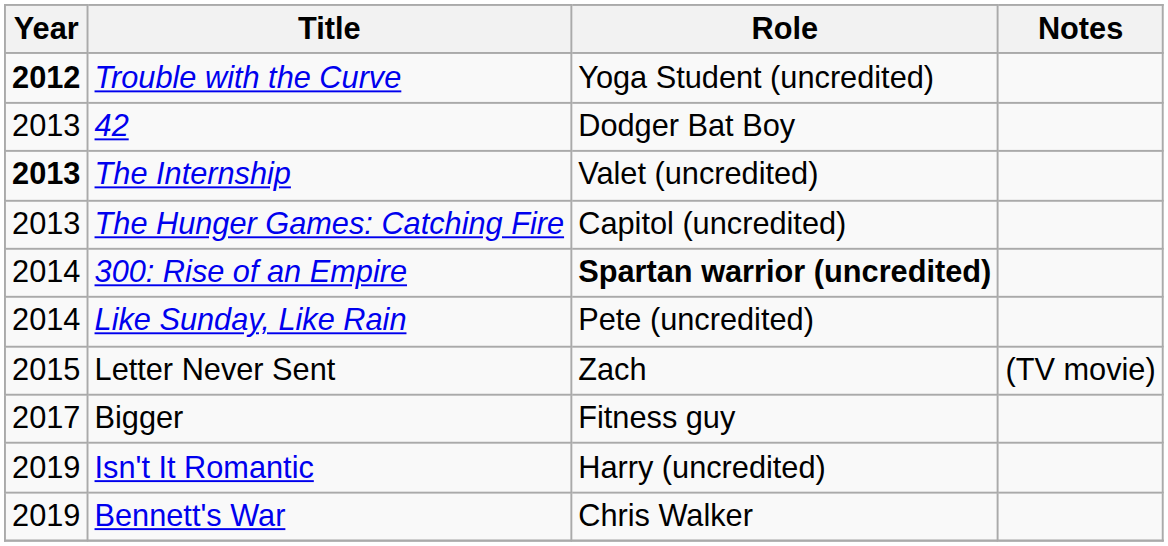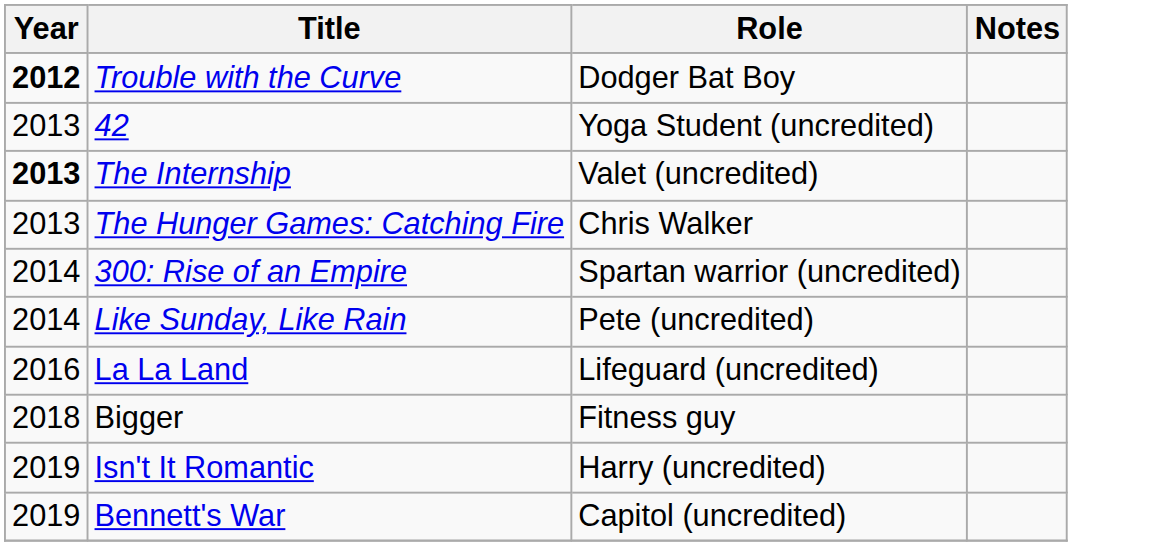(756, 77) Yoga Student (uncredited) -> (687, 77) Dodger Bat Boy
(687, 126) Dodger Bat Boy -> (756, 126) Yoga Student (uncredited)
(712, 223) Capitol (uncredited) -> (666, 223) Chris Walker
(785, 272) bold -> (769, 272) normal
- row: (215, 369)
+ row: (171, 369)
(46, 418) 2017 -> (46, 418) 2018
(666, 516) Chris Walker -> (712, 516) Capitol (uncredited)
